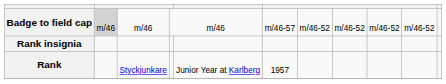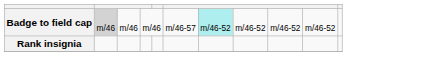(315, 28) no background -> (216, 28) paleturquoise background
- row: (49, 65)
